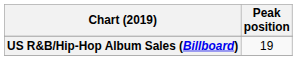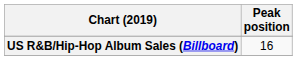(267, 45) 19 -> (267, 45) 16
